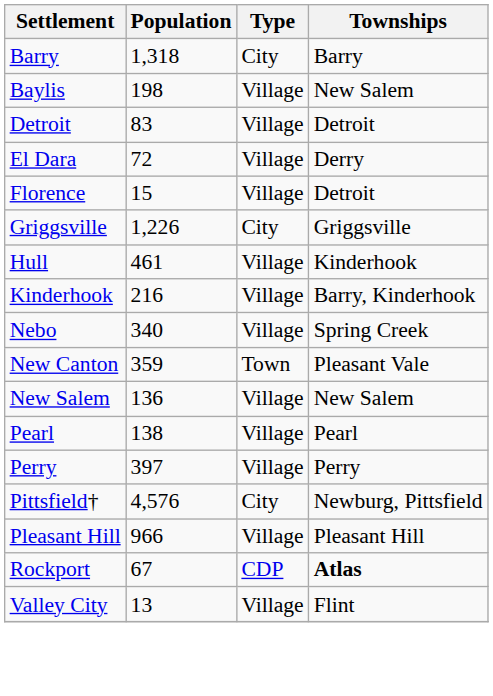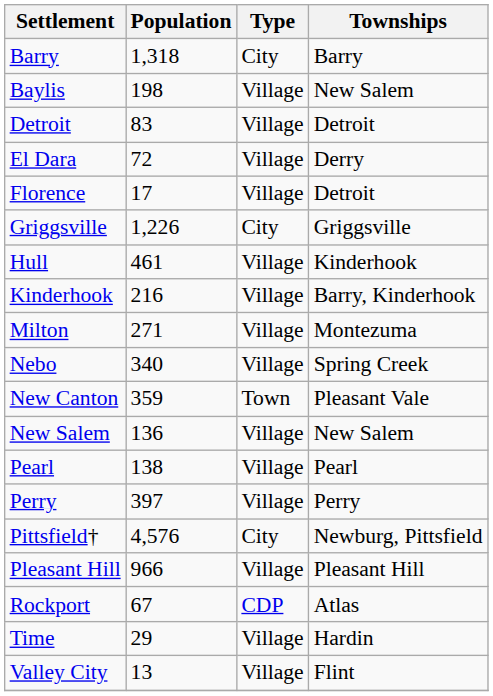(141, 192) 15 -> (141, 192) 17
+ row: (39, 329)
(338, 569) bold -> (336, 603) normal
+ row: (32, 638)
